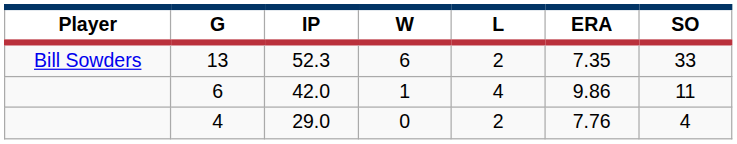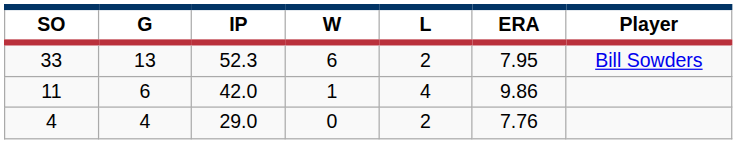columns swapped: (88, 24) <-> (685, 24)
(592, 60) 7.35 -> (519, 60) 7.95
